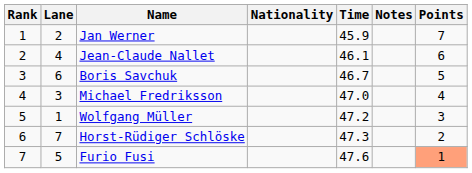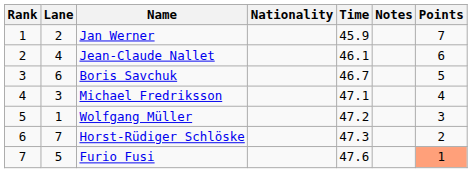(354, 96) 47.0 -> (354, 96) 47.1
